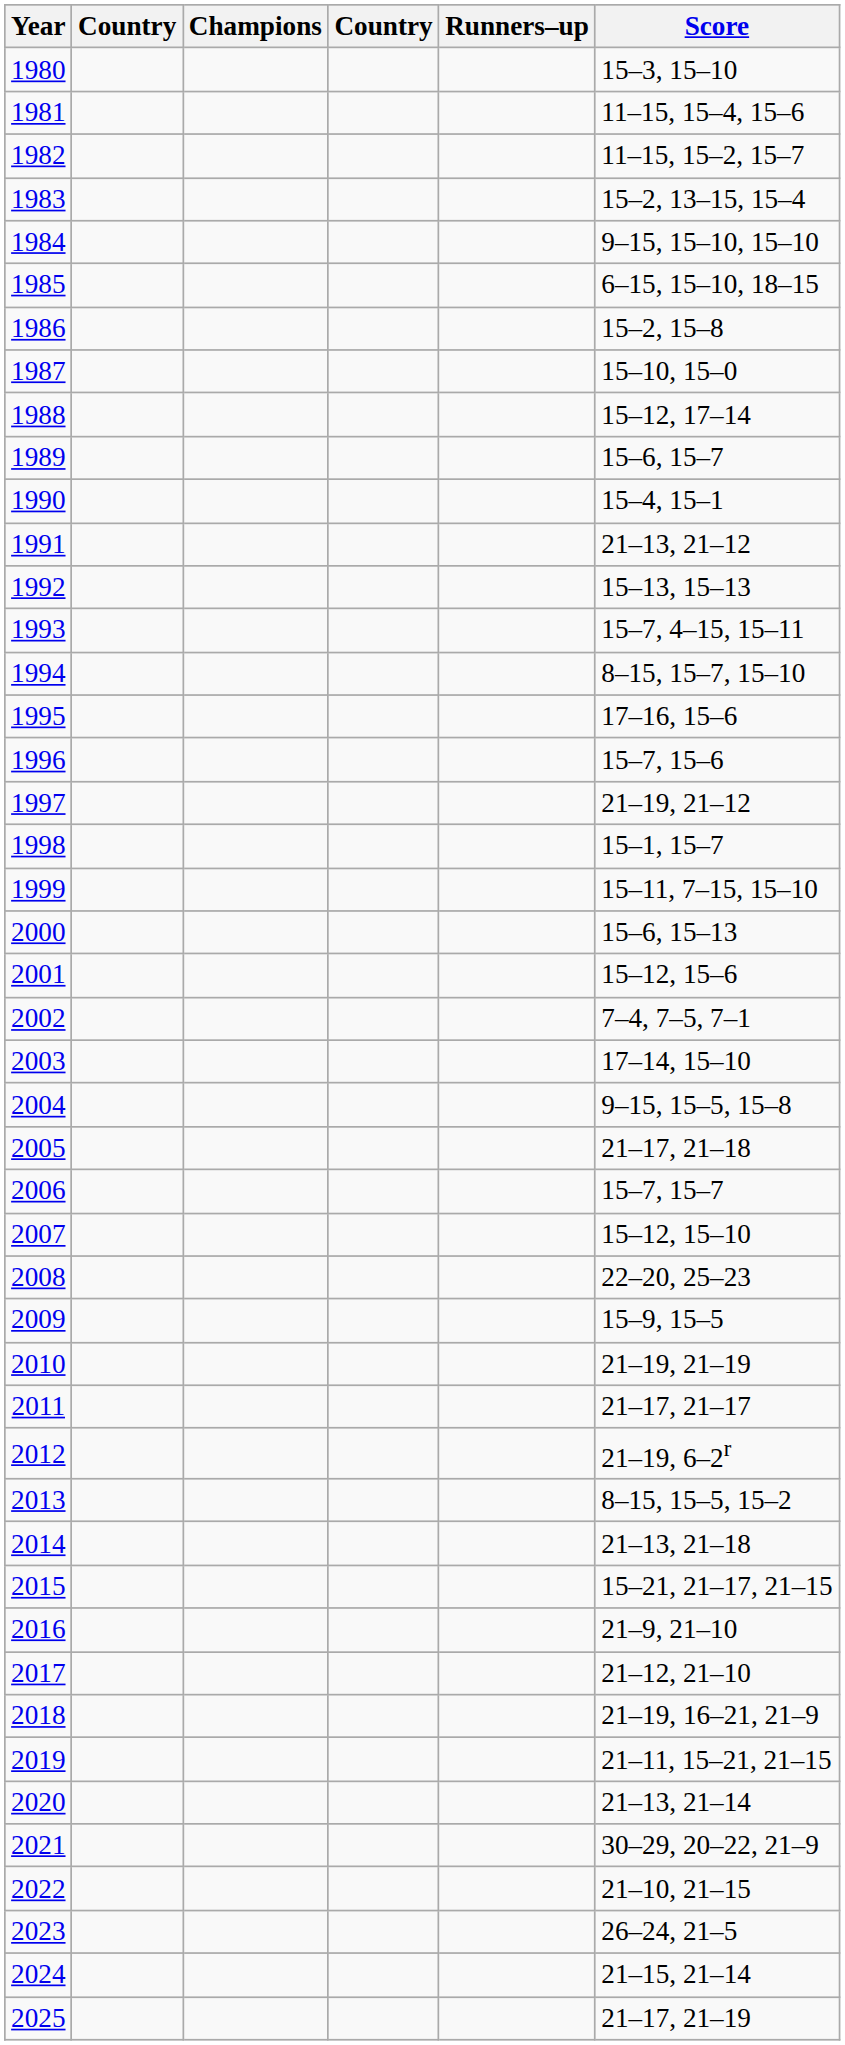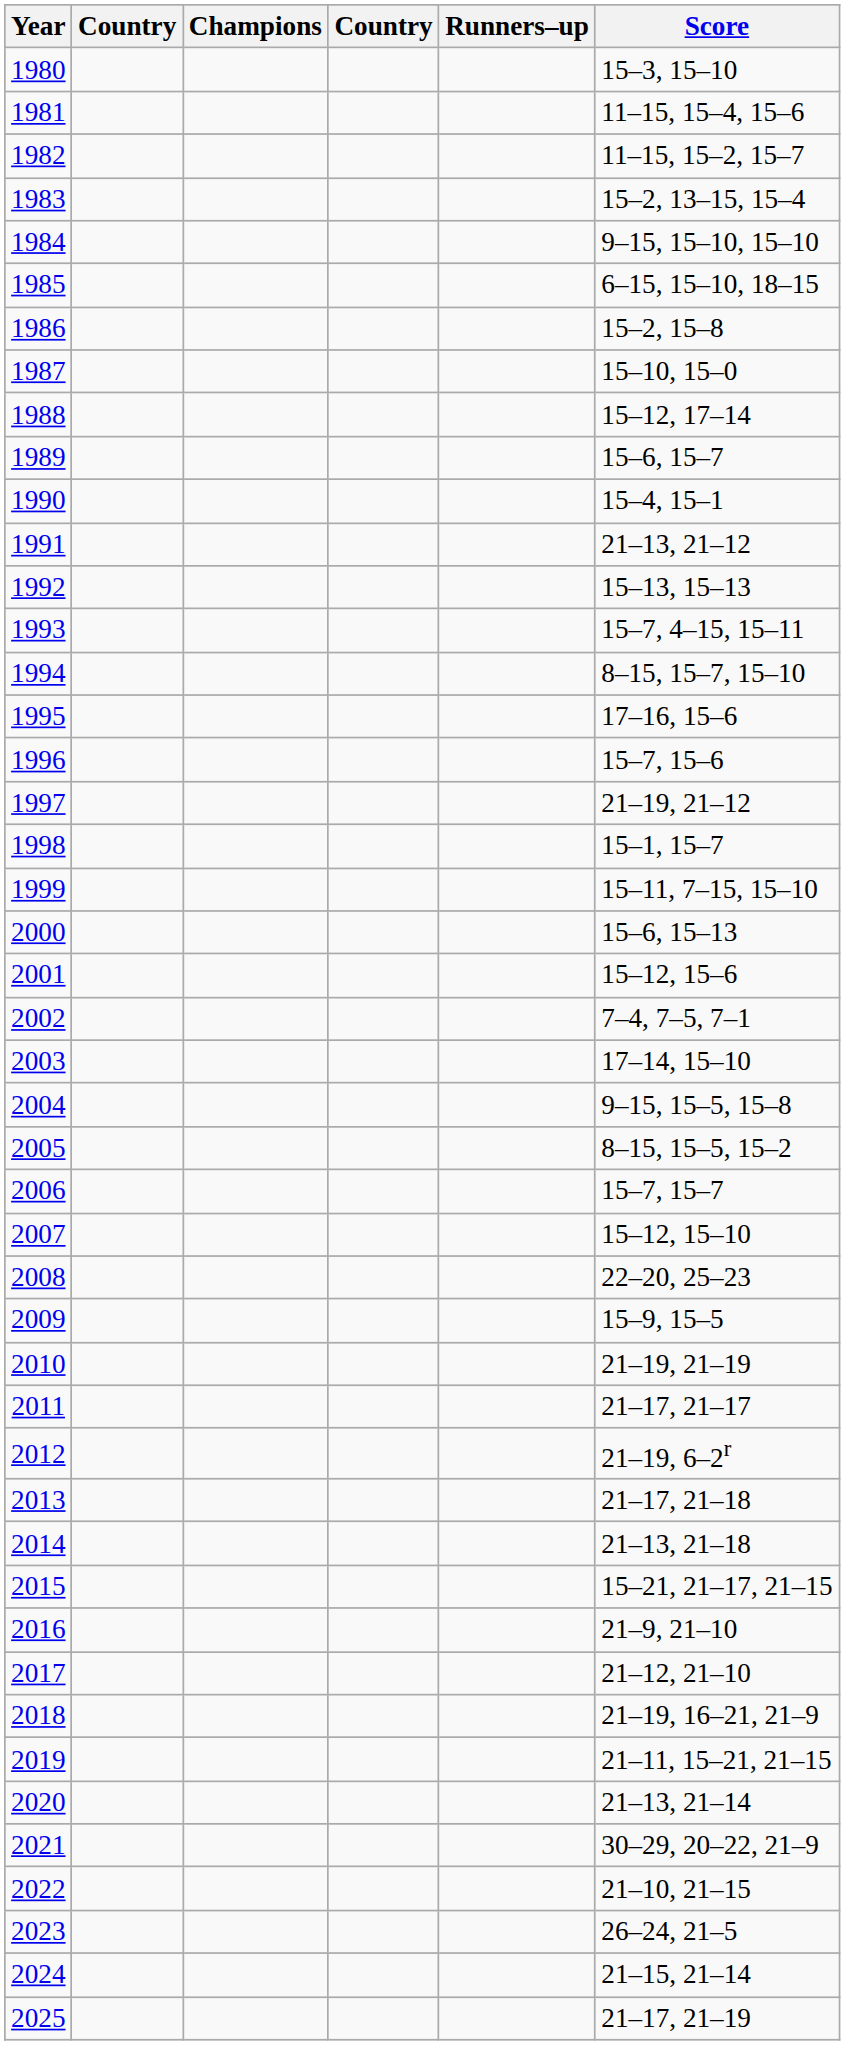(676, 1147) 21–17, 21–18 -> (697, 1147) 8–15, 15–5, 15–2
(697, 1500) 8–15, 15–5, 15–2 -> (676, 1500) 21–17, 21–18
